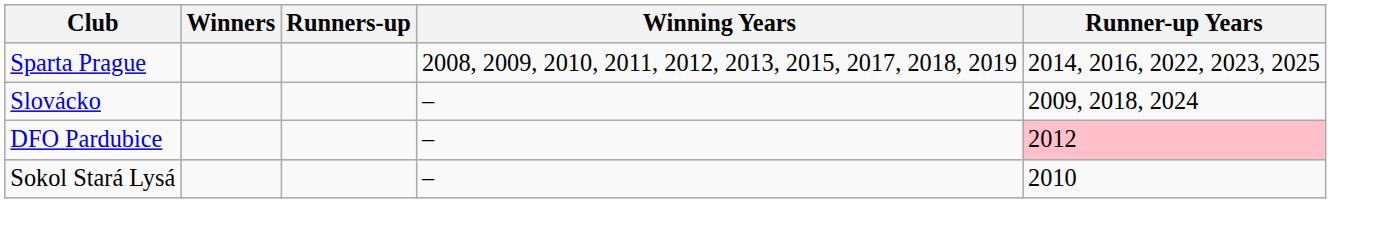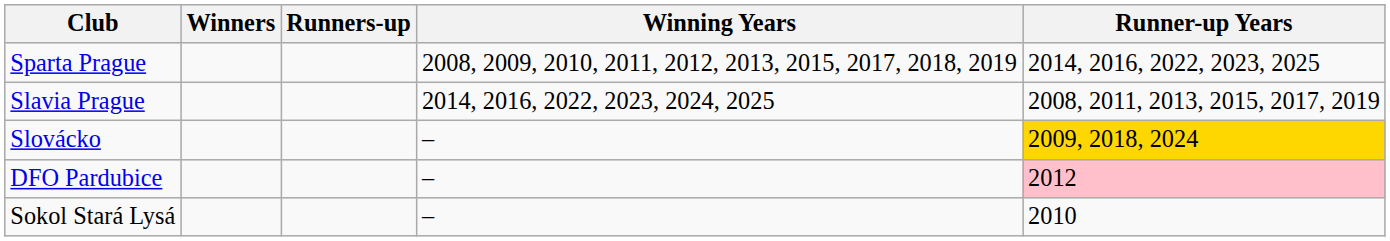+ row: (78, 100)
(1113, 100) no background -> (1113, 139) gold background
